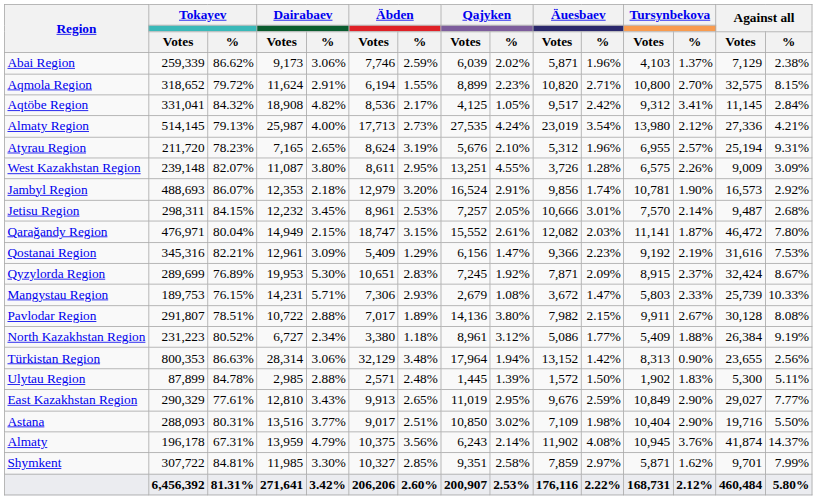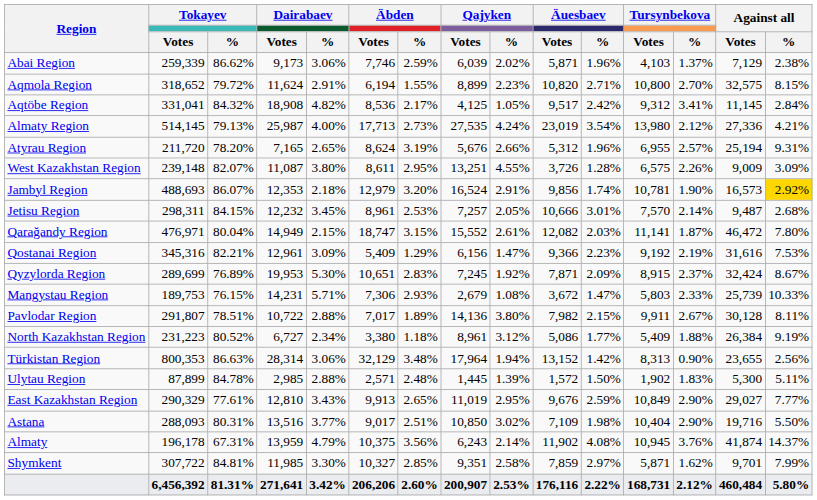(233, 147) 78.23% -> (233, 147) 78.20%
(513, 147) 2.10% -> (513, 147) 2.66%
(792, 189) no background -> (792, 189) gold background
(792, 316) 8.08% -> (792, 316) 8.11%
